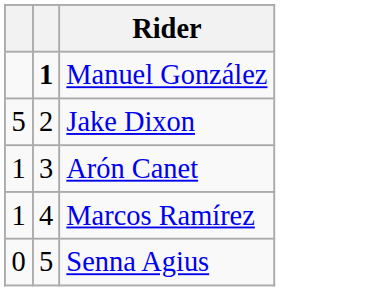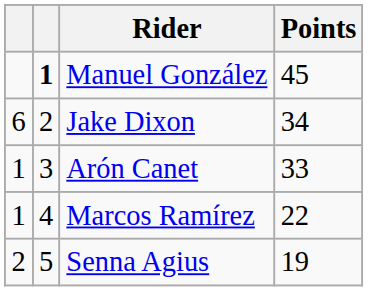+ column: (319, 28)
(19, 121) 5 -> (19, 121) 6
(19, 262) 0 -> (19, 262) 2
